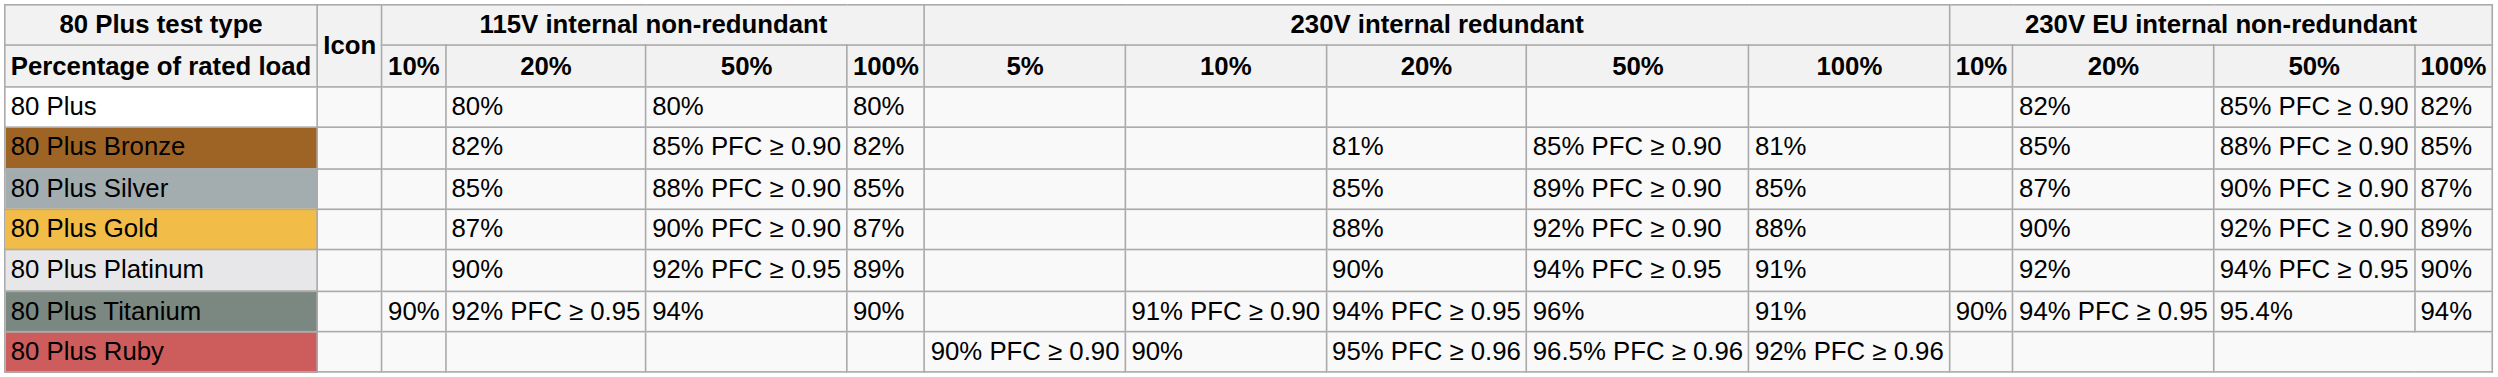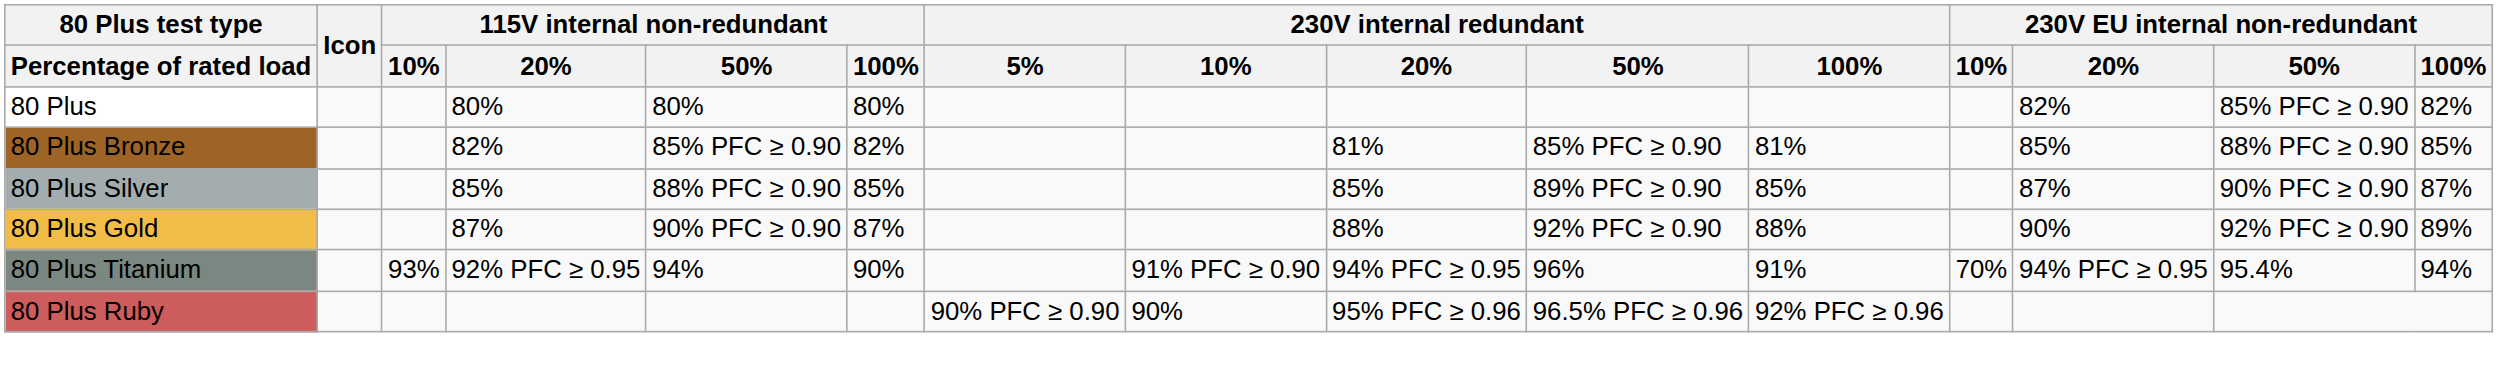- row: (107, 270)
(414, 310) 90% -> (414, 270) 93%
(1981, 310) 90% -> (1981, 270) 70%
